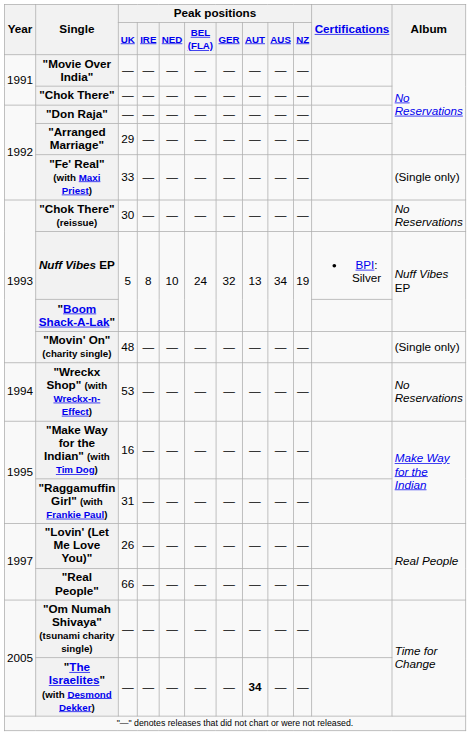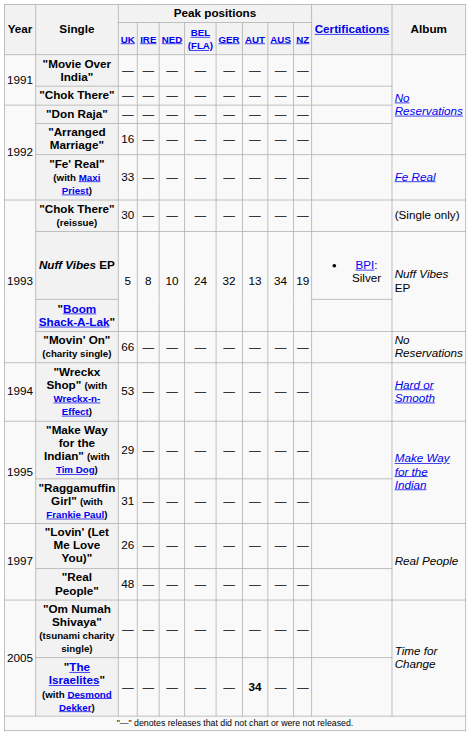(128, 139) 29 -> (128, 139) 16
(427, 177) (Single only) -> (415, 177) Fe Real
(429, 215) No Reservations -> (427, 215) (Single only)
(128, 347) 48 -> (128, 347) 66
(427, 347) (Single only) -> (429, 347) No Reservations
(429, 391) No Reservations -> (415, 391) Hard or Smooth
(128, 449) 16 -> (128, 449) 29
(128, 584) 66 -> (128, 584) 48
